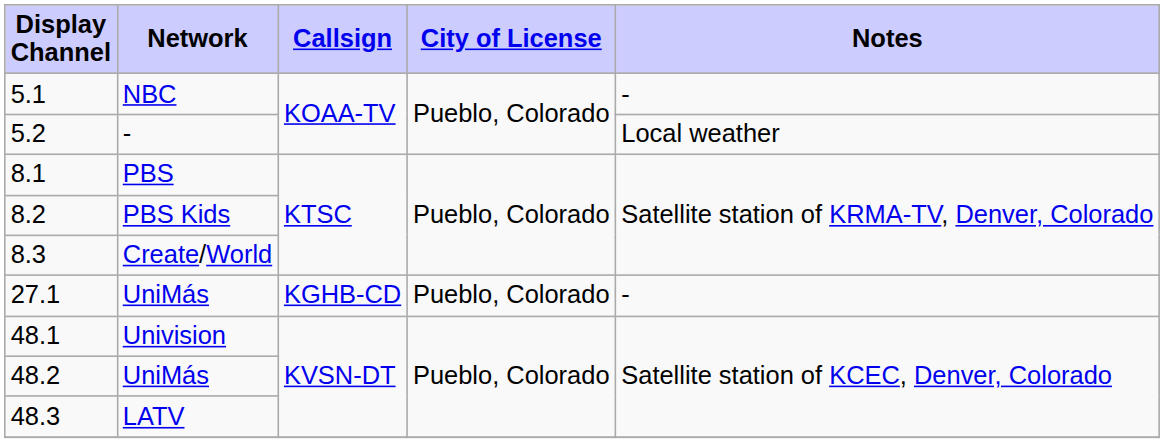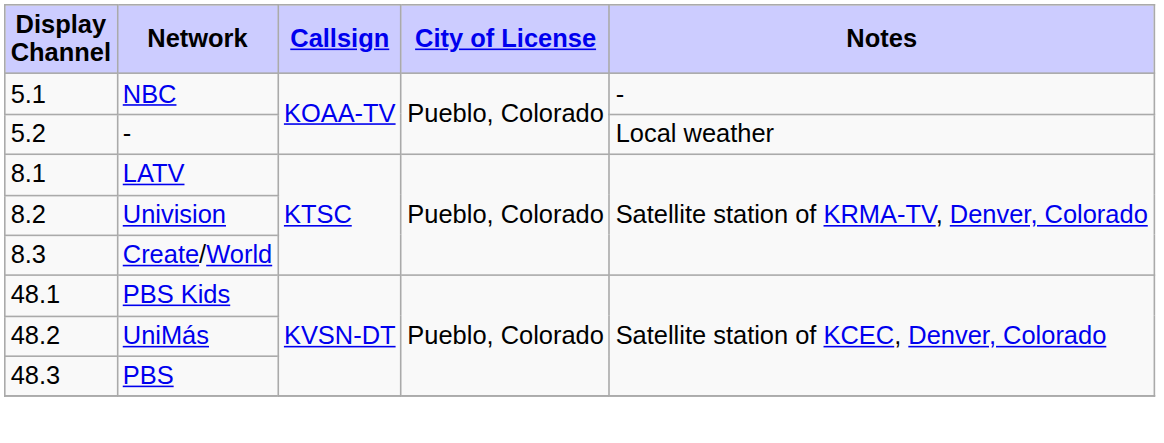(148, 174) PBS -> (154, 174) LATV
(176, 214) PBS Kids -> (174, 214) Univision
- row: (35, 295)
(174, 335) Univision -> (176, 295) PBS Kids
(154, 416) LATV -> (148, 376) PBS
